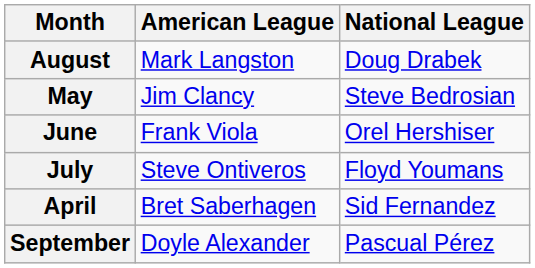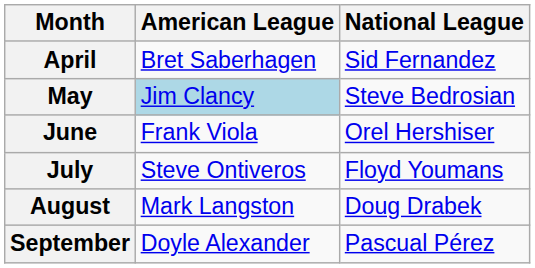rows swapped: (70, 206) <-> (70, 59)
(197, 96) no background -> (197, 96) lightblue background
